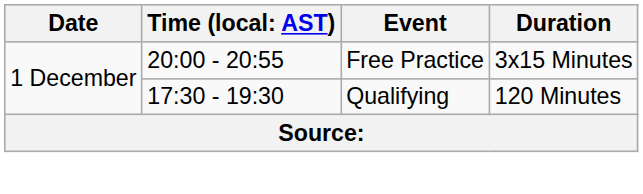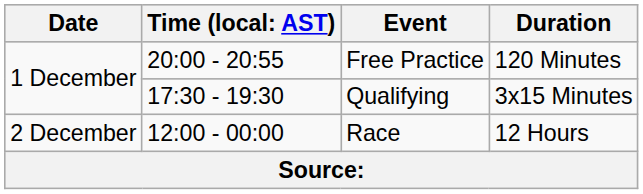(564, 60) 3x15 Minutes -> (558, 60) 120 Minutes
(558, 97) 120 Minutes -> (564, 97) 3x15 Minutes
+ row: (373, 133)
